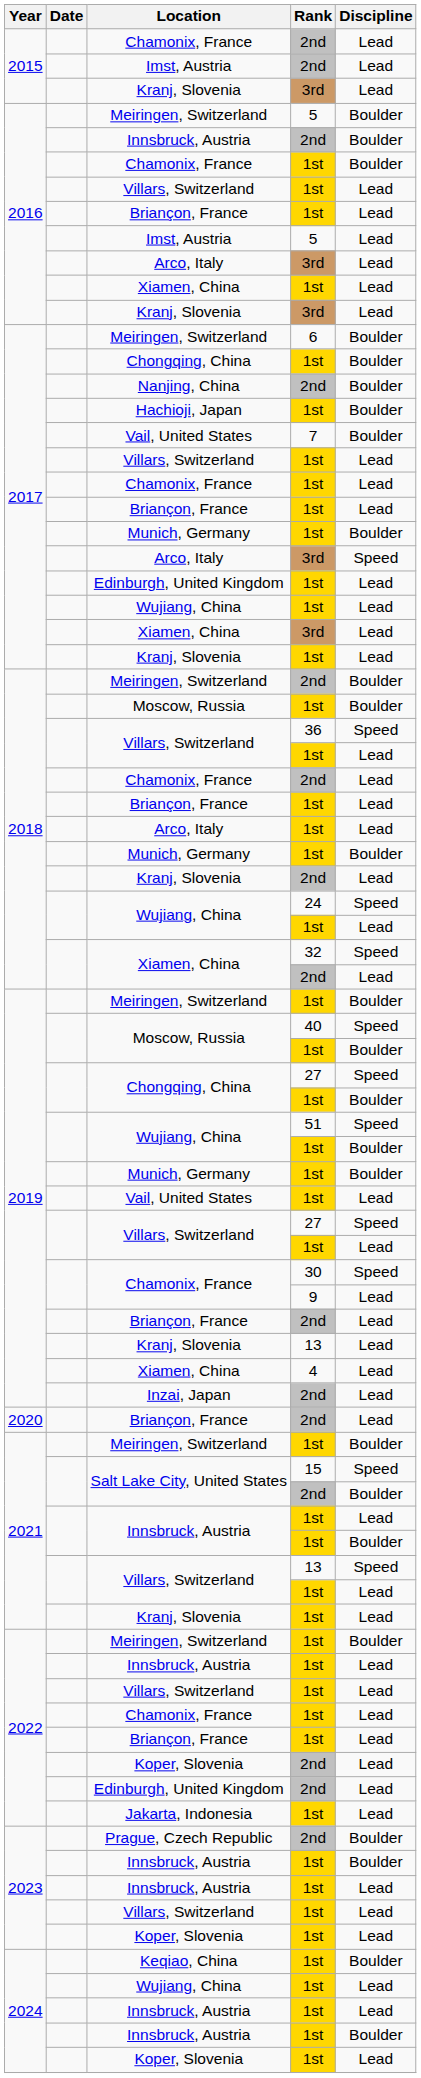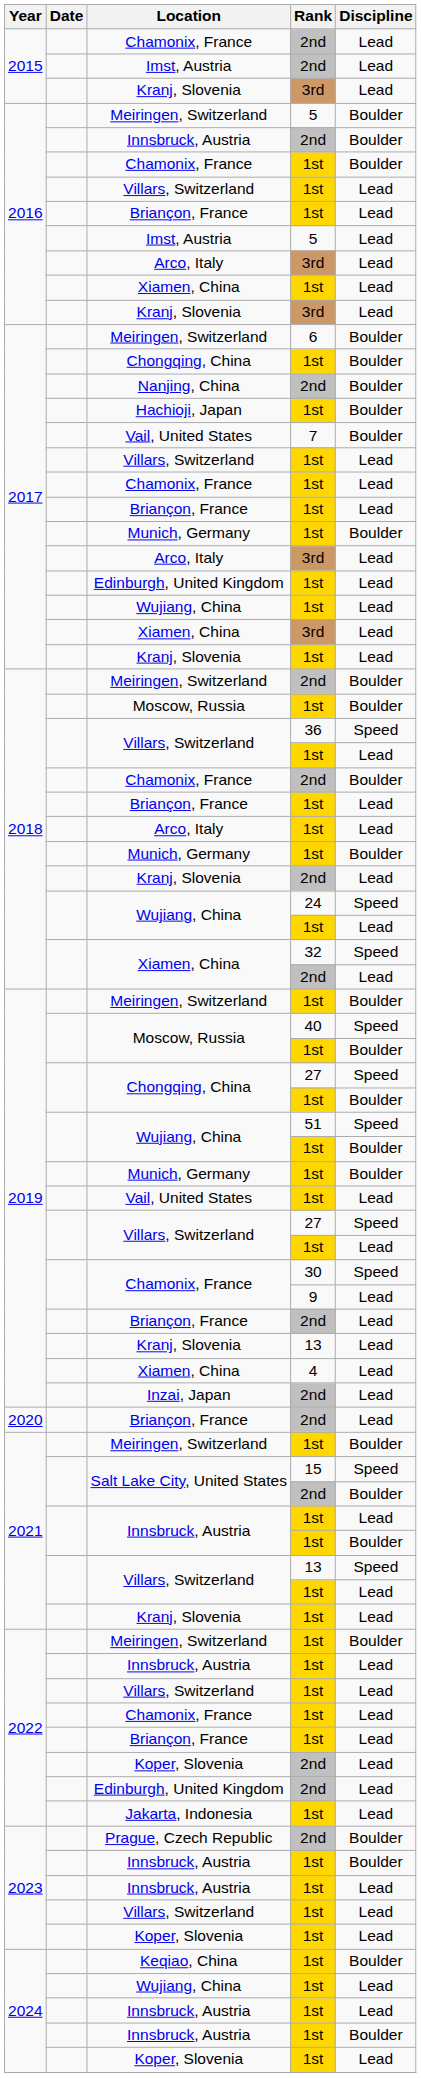(376, 558) Speed -> (376, 558) Lead
(376, 779) Lead -> (376, 779) Boulder
